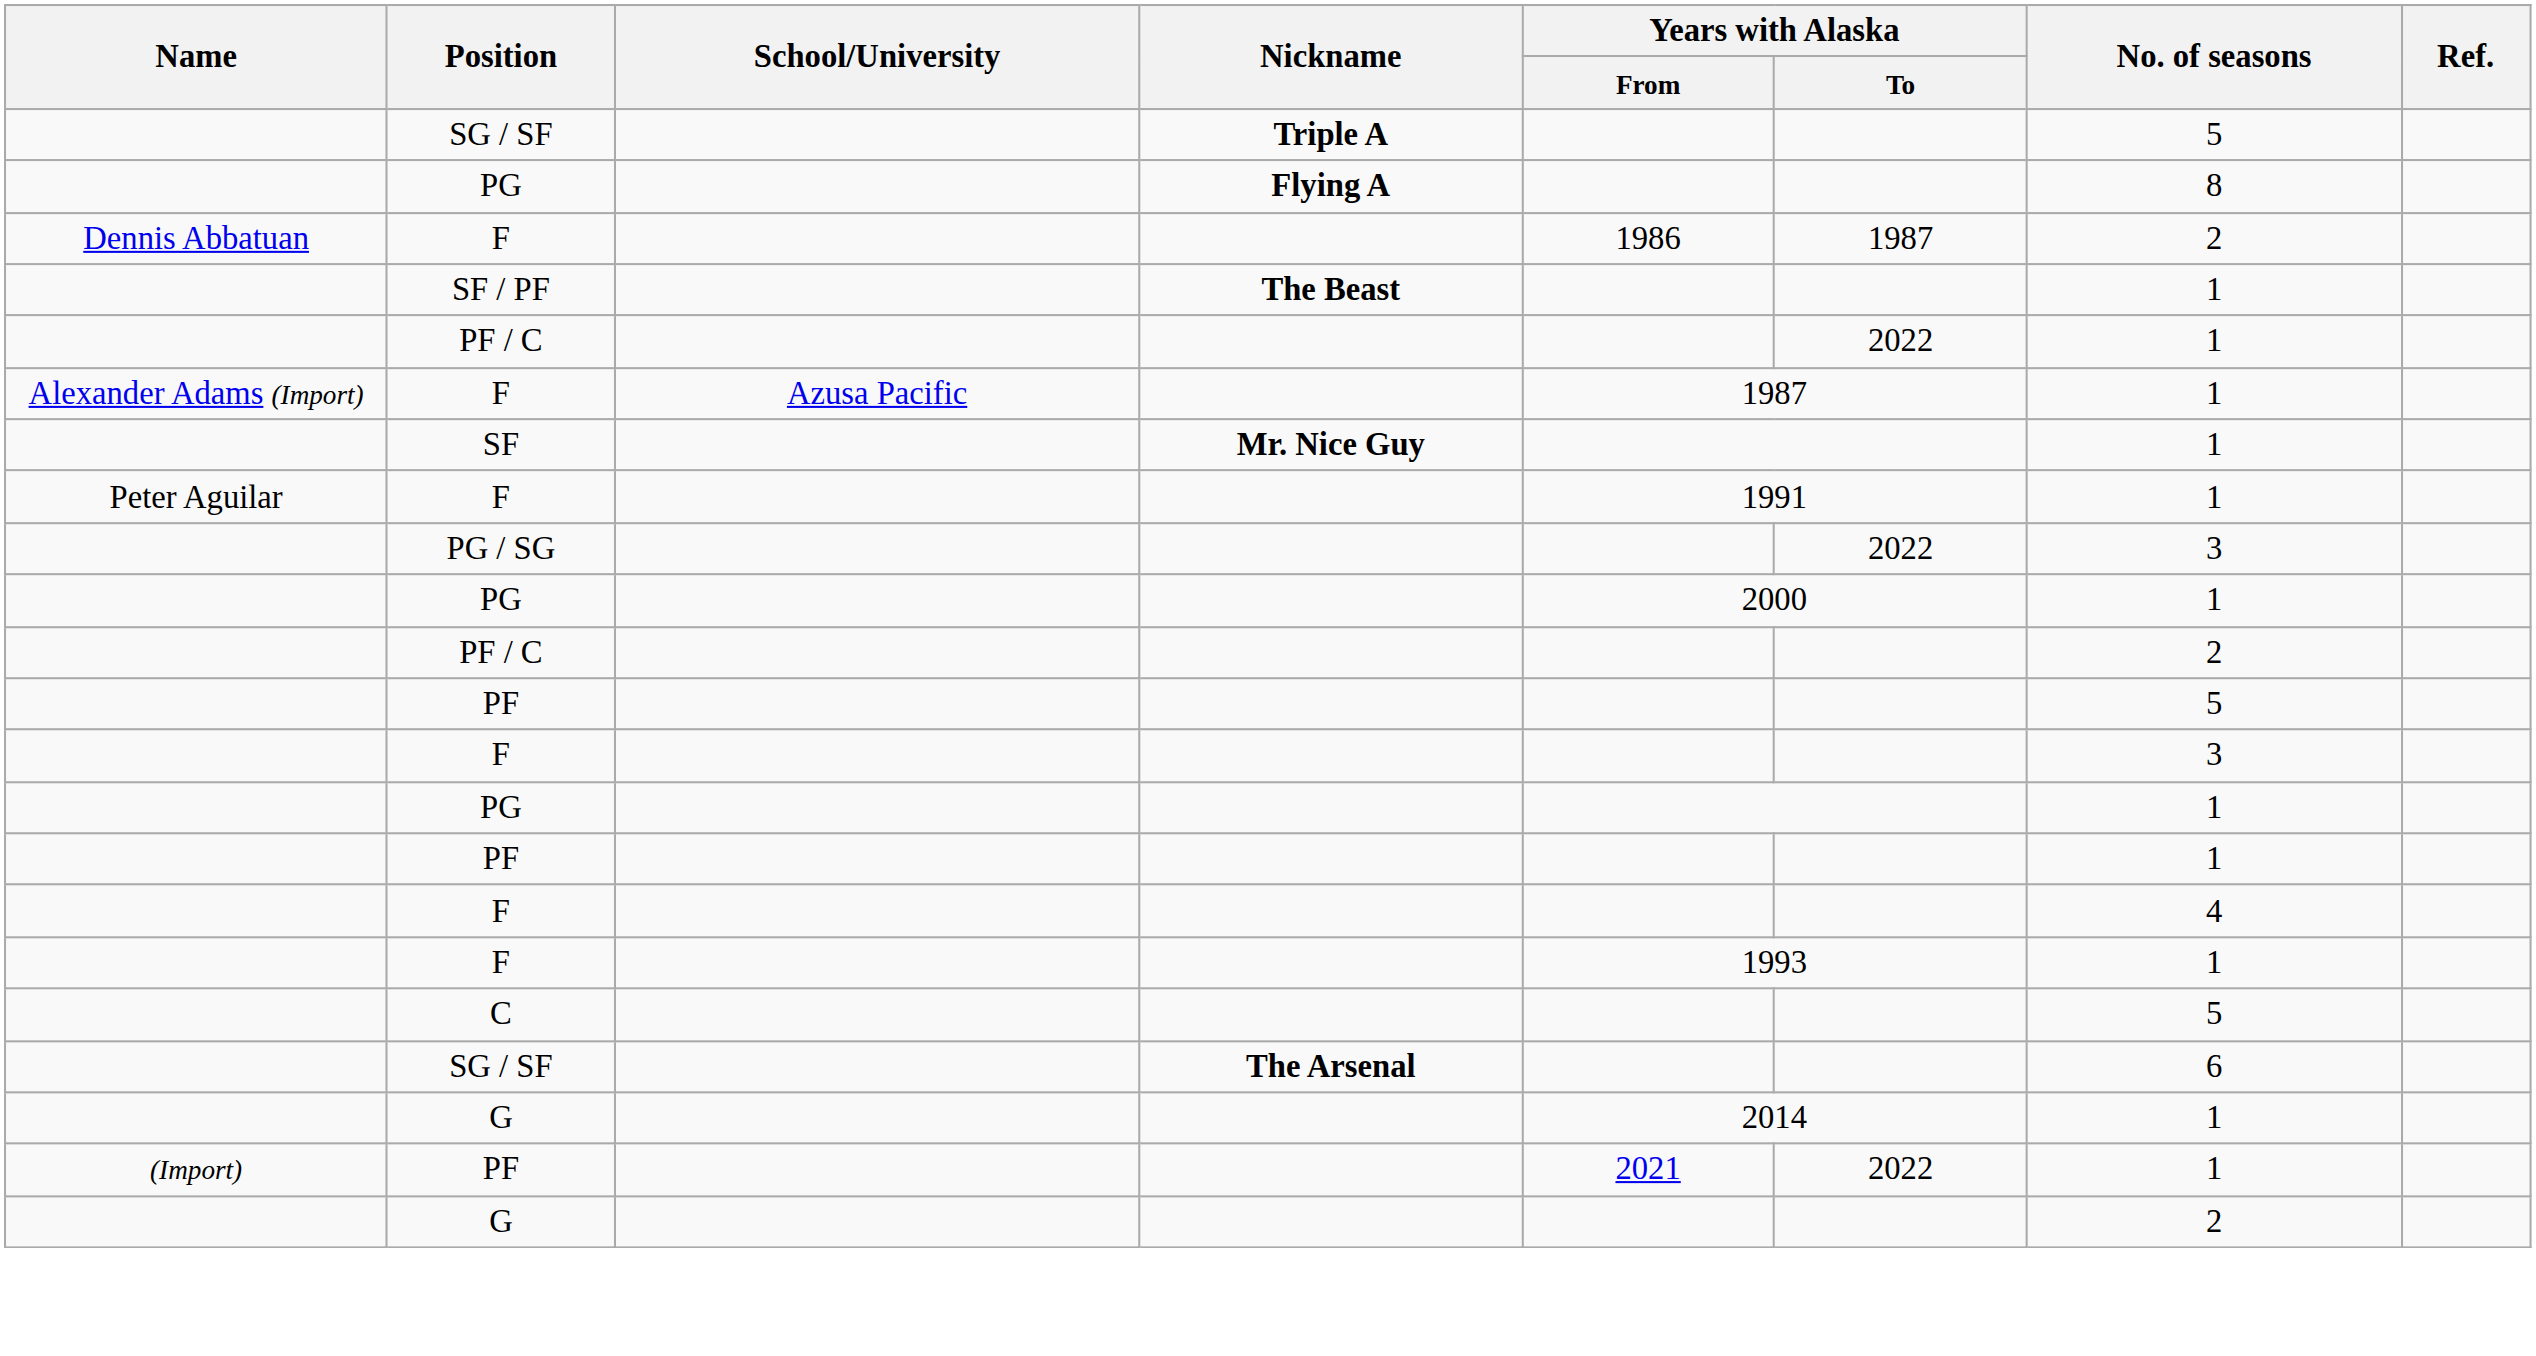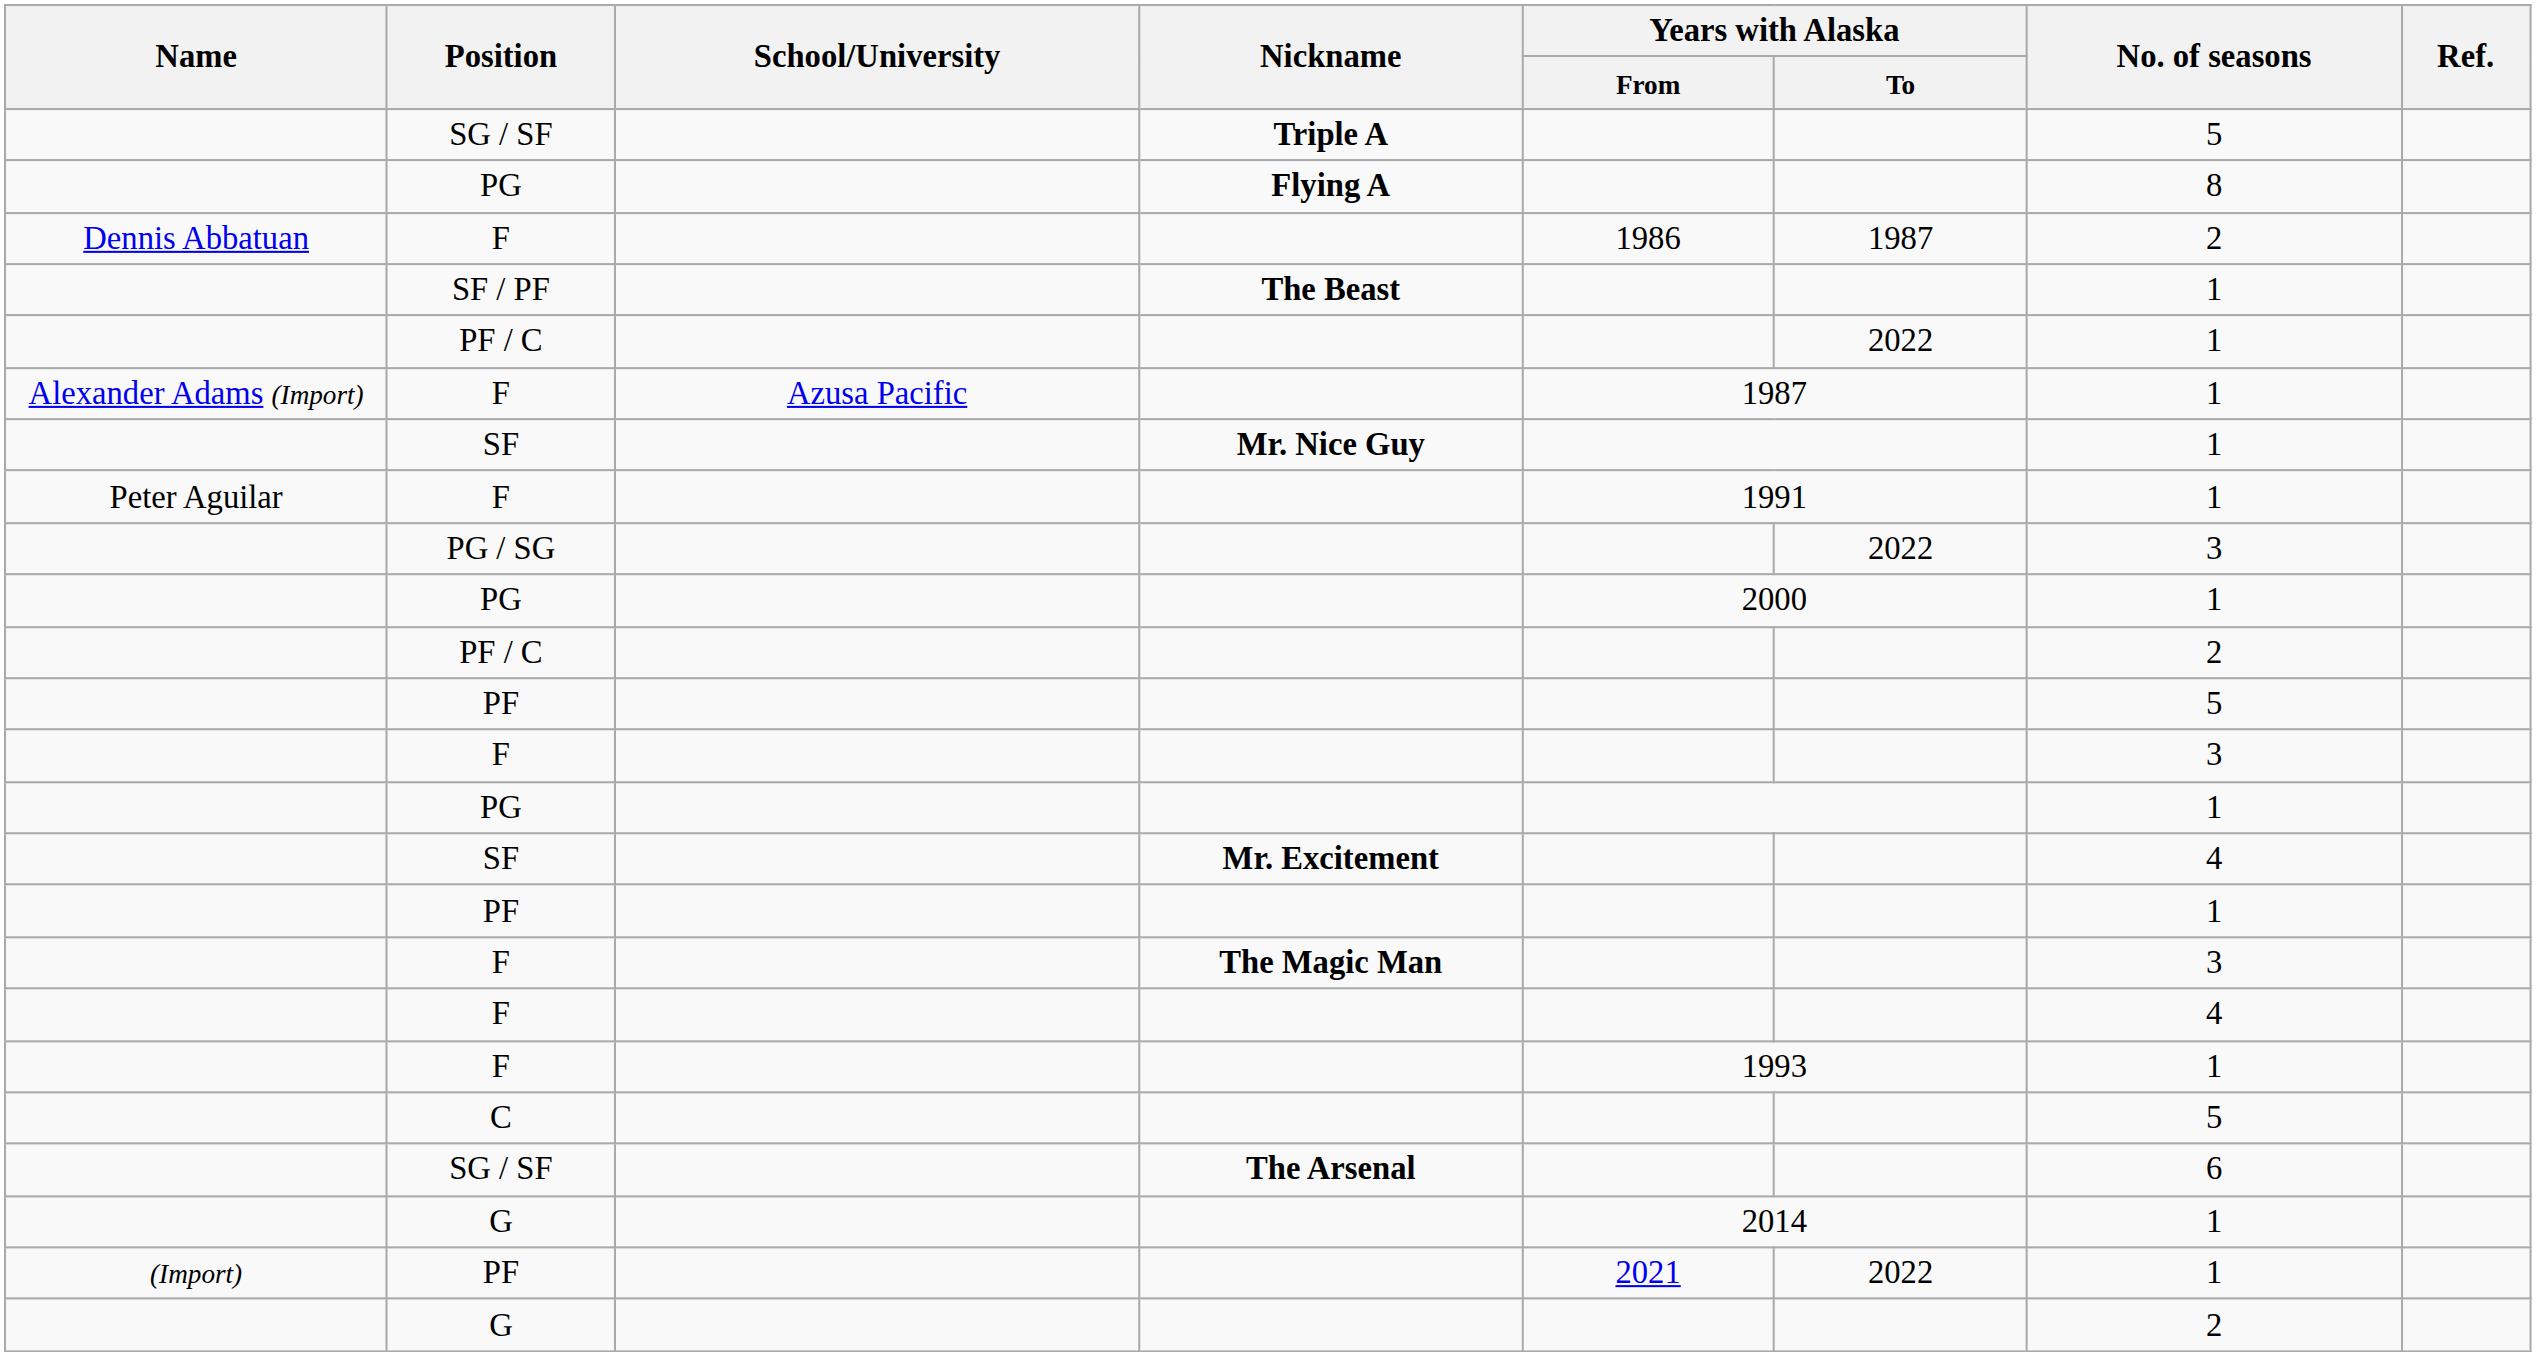+ row: (501, 858)
+ row: (501, 962)
